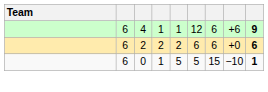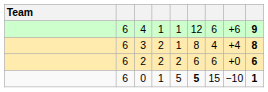+ row: (143, 45)
(196, 62) normal -> (196, 78) bold
